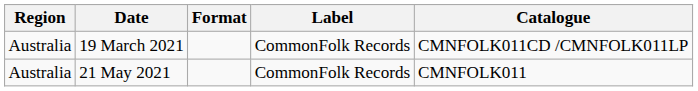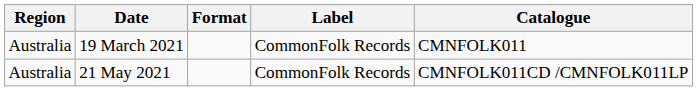(553, 45) CMNFOLK011CD /CMNFOLK011LP -> (472, 45) CMNFOLK011
(472, 72) CMNFOLK011 -> (553, 72) CMNFOLK011CD /CMNFOLK011LP
